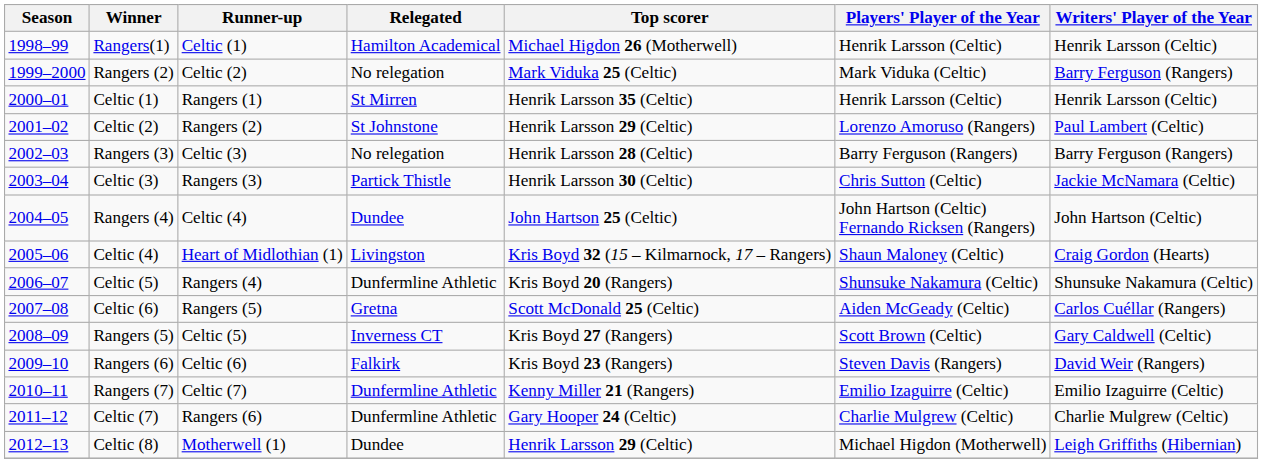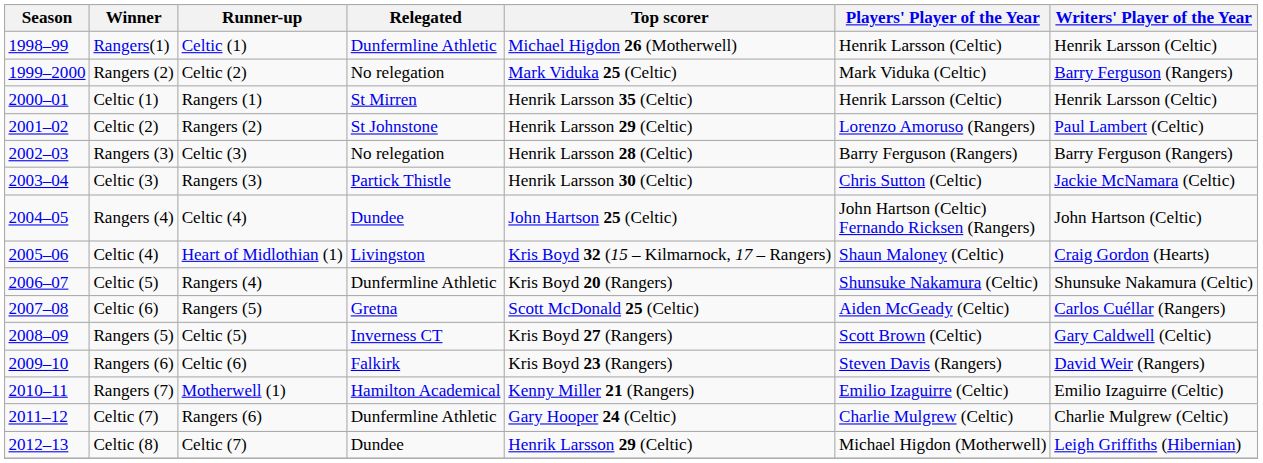(426, 45) Hamilton Academical -> (424, 45) Dunfermline Athletic
(214, 390) Celtic (7) -> (234, 390) Motherwell (1)
(424, 390) Dunfermline Athletic -> (426, 390) Hamilton Academical
(234, 444) Motherwell (1) -> (214, 444) Celtic (7)
